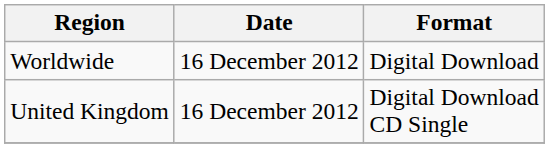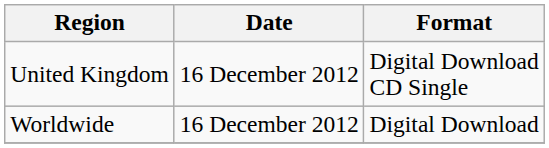rows swapped: (62, 60) <-> (90, 110)
